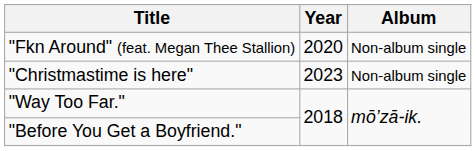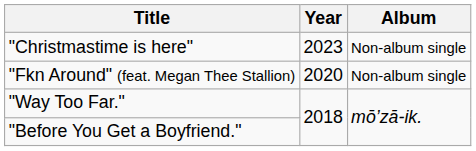rows swapped: (101, 74) <-> (152, 46)
